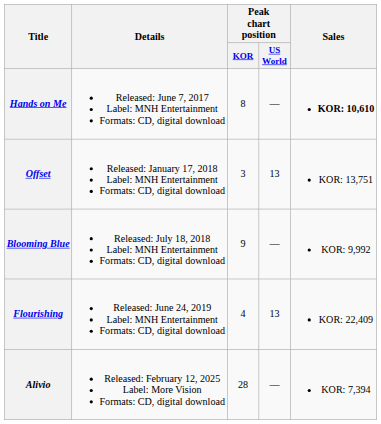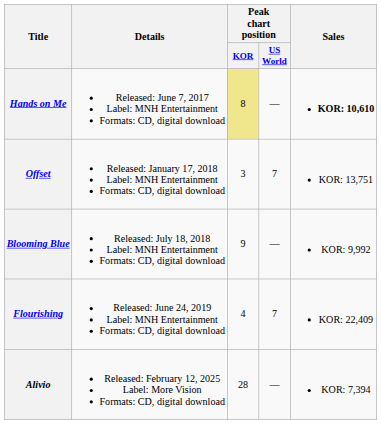(243, 103) no background -> (243, 103) khaki background
(274, 174) 13 -> (274, 174) 7
(274, 314) 13 -> (274, 314) 7
